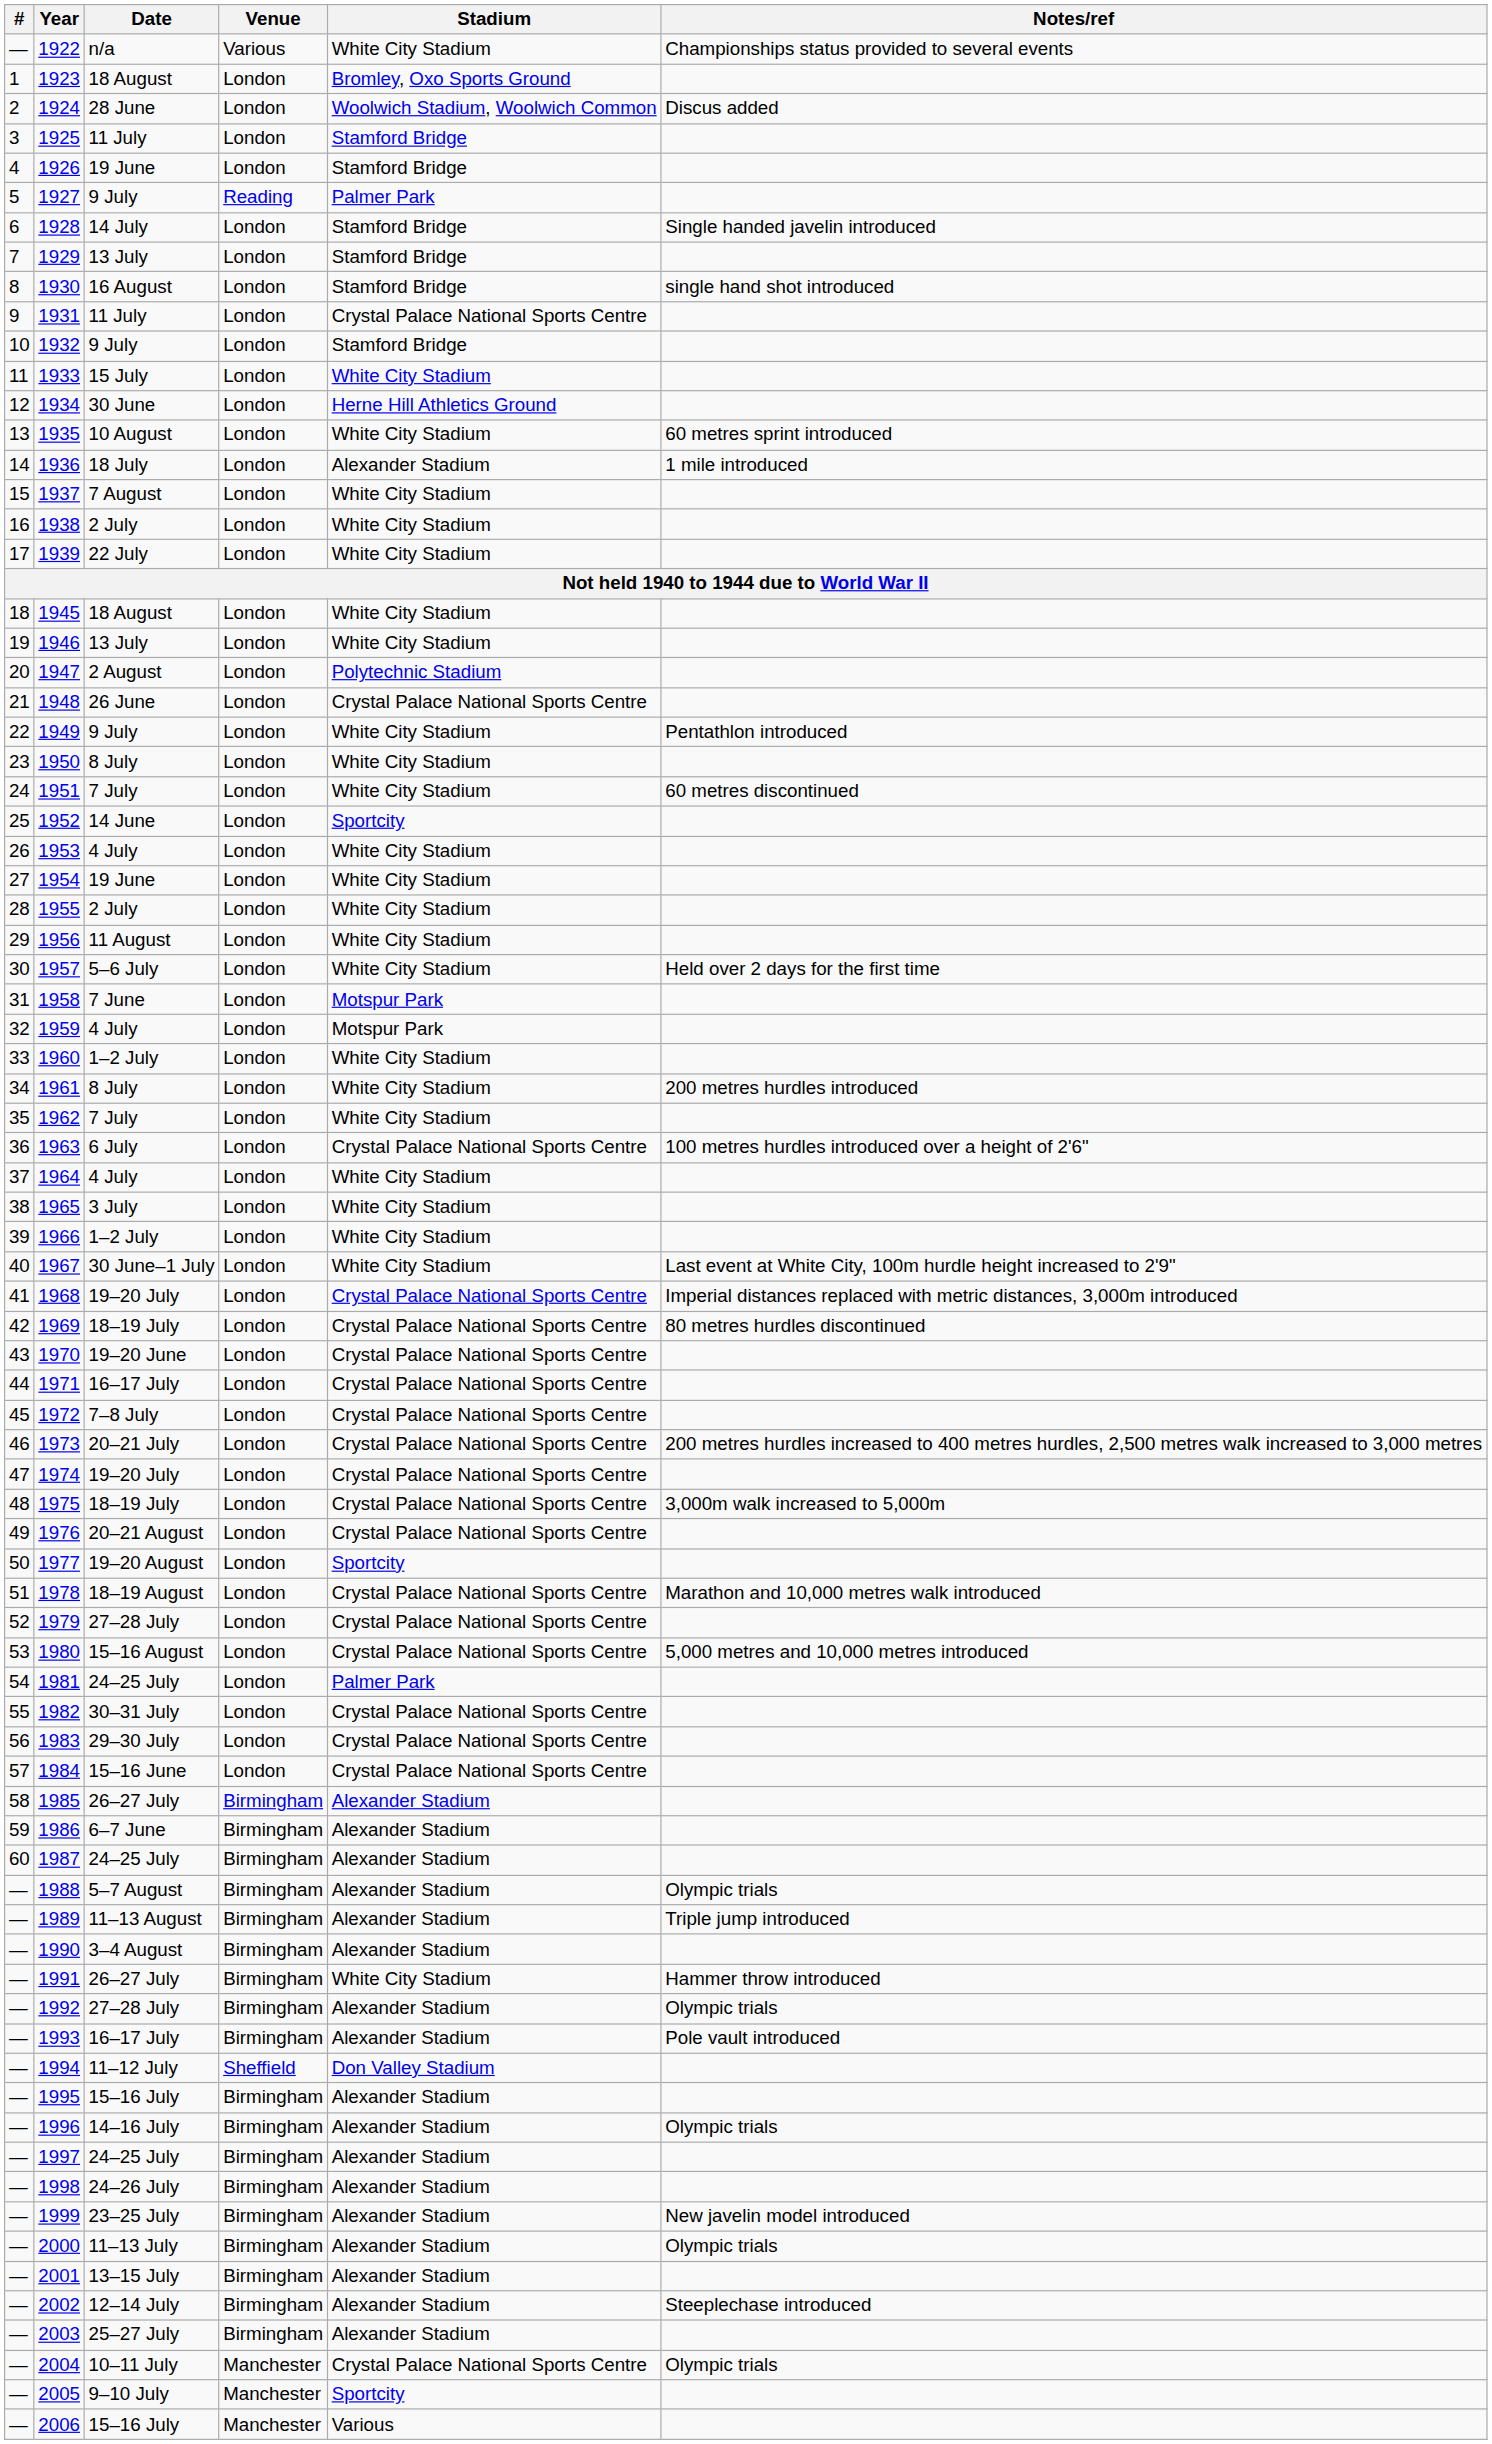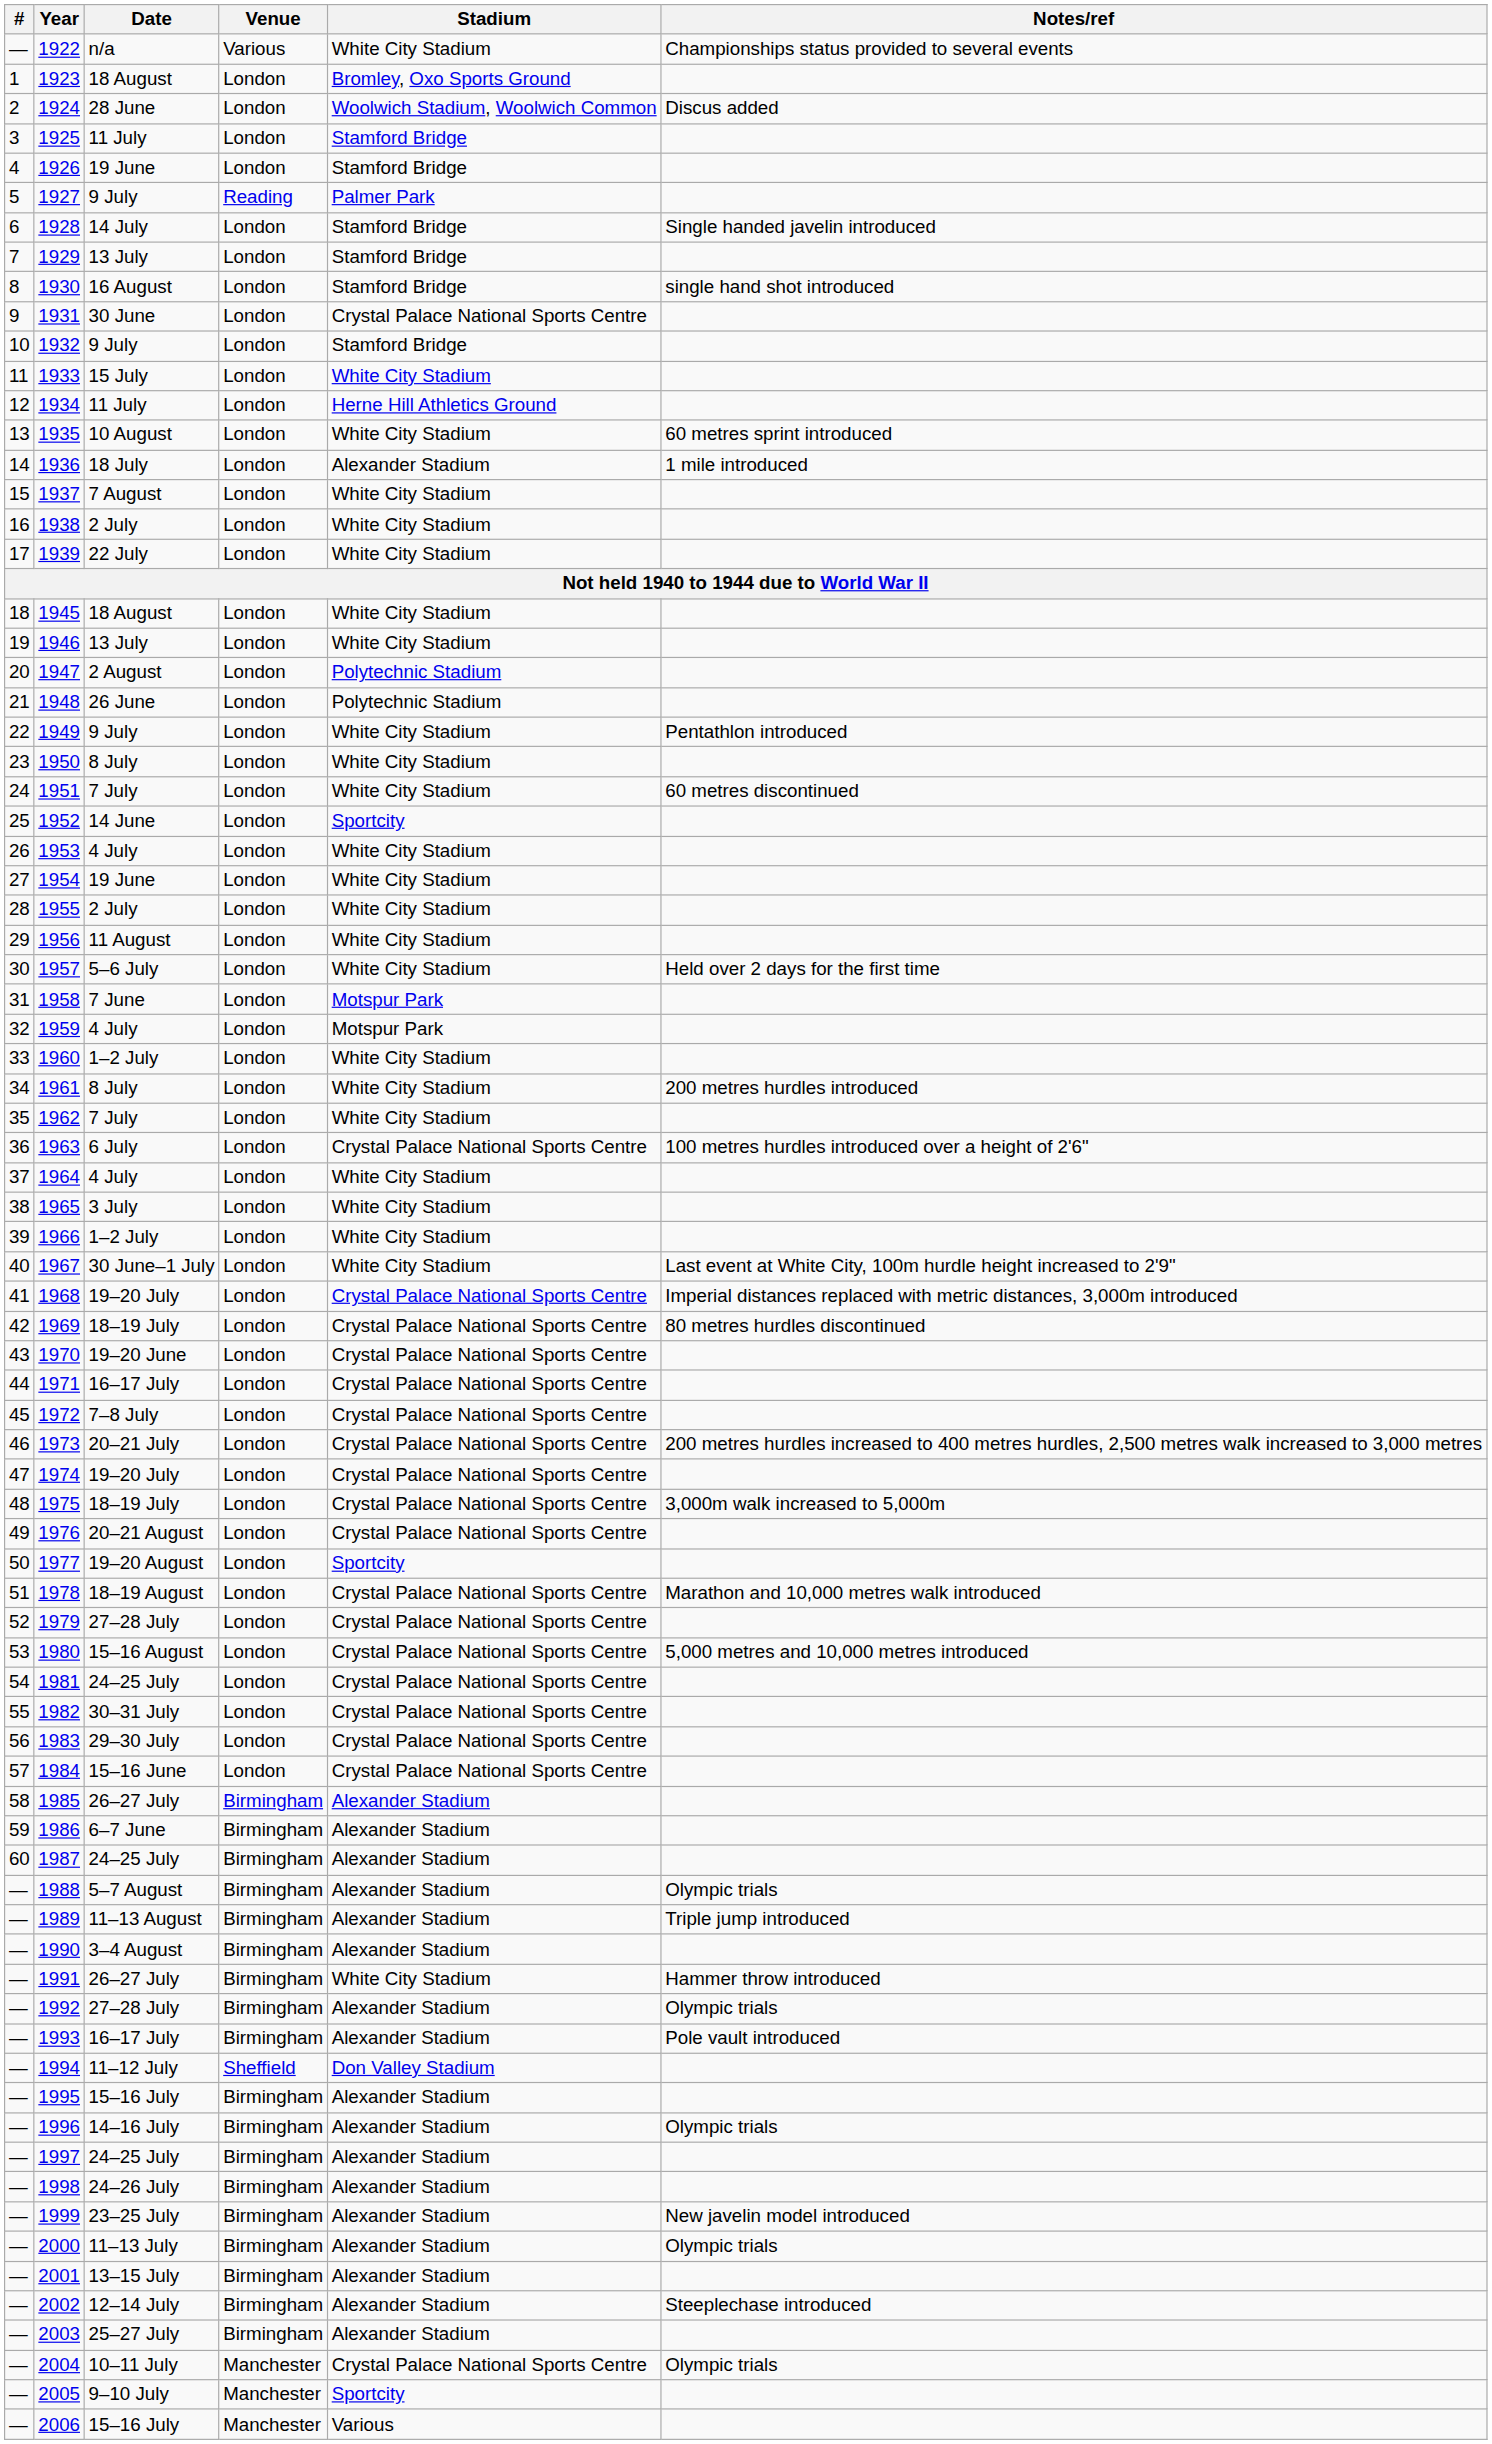(118, 316) 11 July -> (122, 316) 30 June
(122, 405) 30 June -> (118, 405) 11 July
(489, 702) Crystal Palace National Sports Centre -> (416, 702) Polytechnic Stadium
(383, 1681) Palmer Park -> (489, 1681) Crystal Palace National Sports Centre
